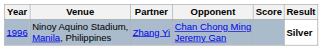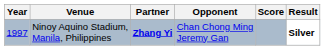(17, 33) 1996 -> (17, 33) 1997
(151, 33) normal -> (152, 33) bold
